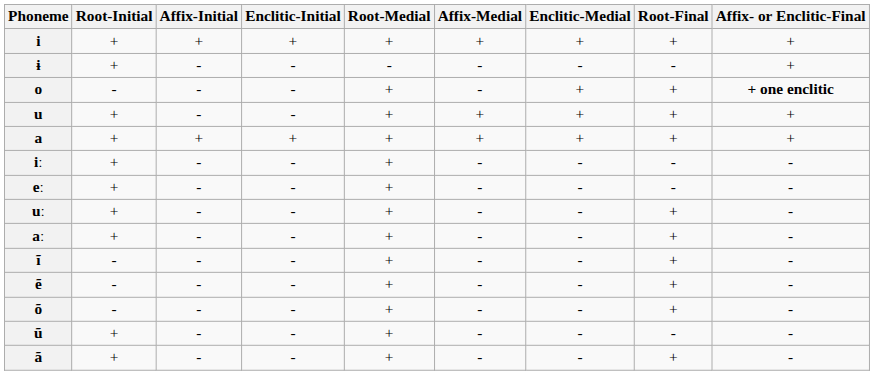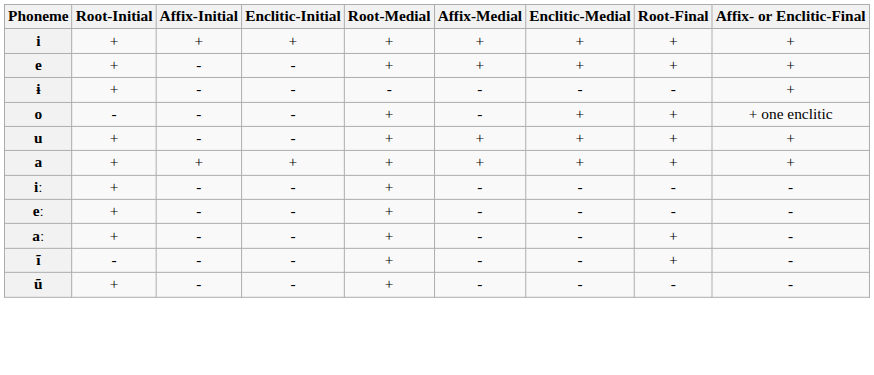+ row: (38, 65)
(791, 89) bold -> (791, 114) normal
- row: (38, 211)
- row: (38, 284)
- row: (38, 308)
- row: (38, 357)
